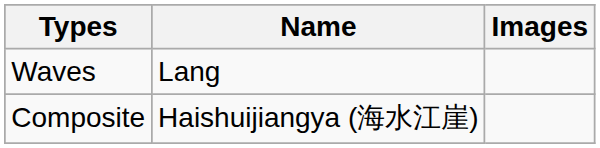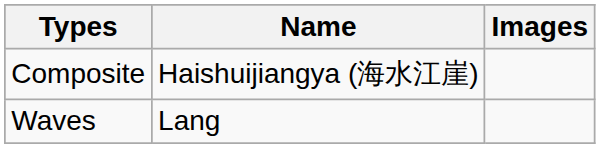rows swapped: (78, 118) <-> (54, 71)
